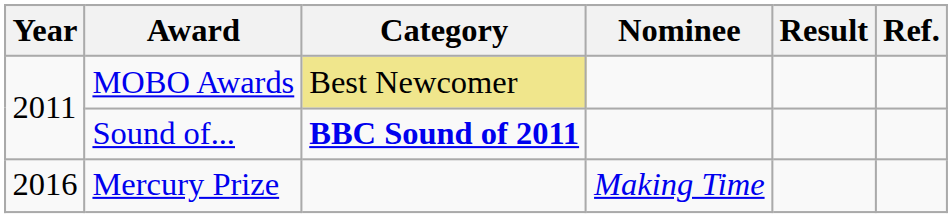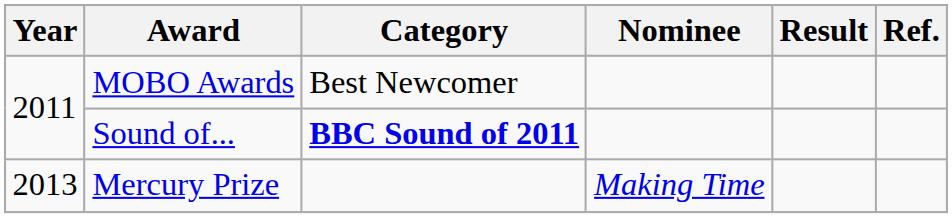(413, 81) khaki background -> (413, 81) no background
(45, 184) 2016 -> (45, 184) 2013
